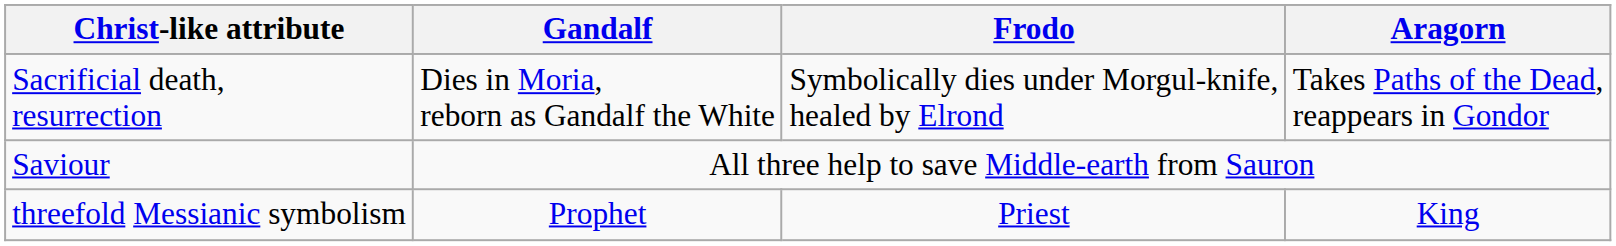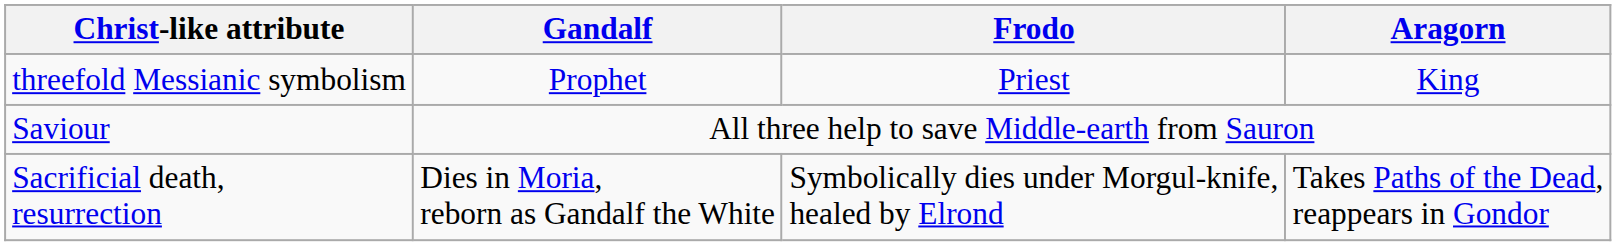rows swapped: (118, 96) <-> (209, 213)
